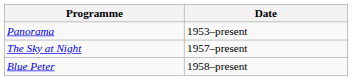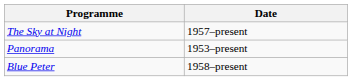rows swapped: (31, 31) <-> (44, 48)
